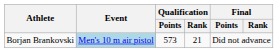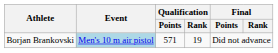(170, 40) 573 -> (170, 40) 571
(197, 40) 21 -> (197, 40) 19
